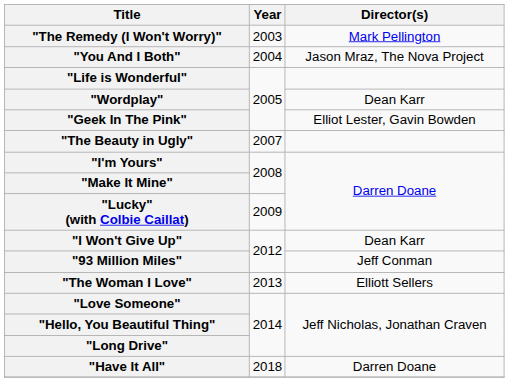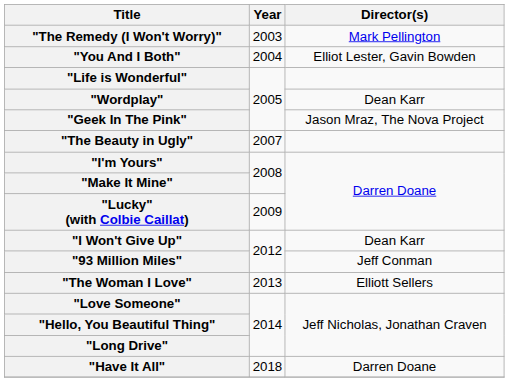(395, 57) Jason Mraz, The Nova Project -> (395, 57) Elliot Lester, Gavin Bowden
(395, 120) Elliot Lester, Gavin Bowden -> (395, 120) Jason Mraz, The Nova Project
